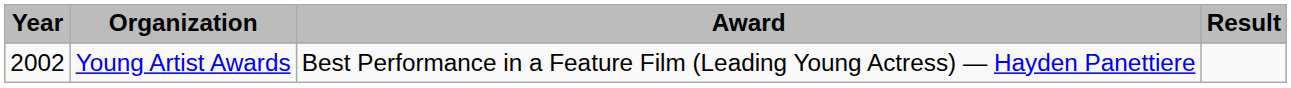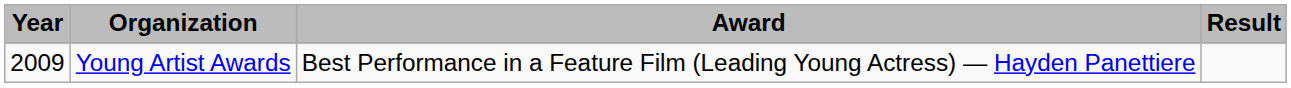(37, 62) 2002 -> (37, 62) 2009
